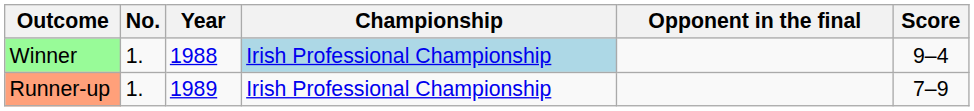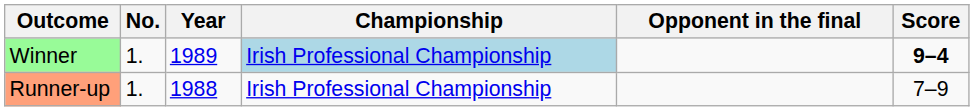(194, 55) 1988 -> (194, 55) 1989
(931, 55) normal -> (931, 55) bold
(194, 88) 1989 -> (194, 88) 1988
